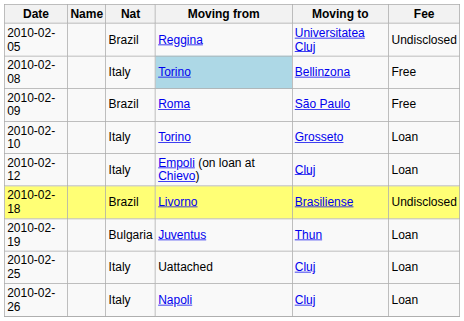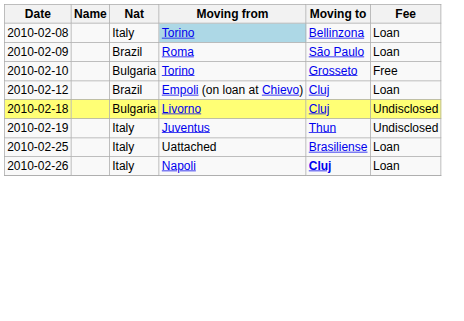- row: (31, 39)
(404, 72) Free -> (386, 33) Loan
(404, 104) Free -> (386, 52) Loan
(120, 137) Italy -> (134, 71) Bulgaria
(405, 137) Loan -> (385, 71) Free
(120, 169) Italy -> (127, 90) Brazil
(124, 202) Brazil -> (134, 109) Bulgaria
(324, 202) Brasiliense -> (319, 109) Cluj
(131, 234) Bulgaria -> (123, 128) Italy
(405, 234) Loan -> (406, 128) Undisclosed
(305, 267) Cluj -> (338, 147) Brasiliense
(305, 300) normal -> (320, 166) bold
